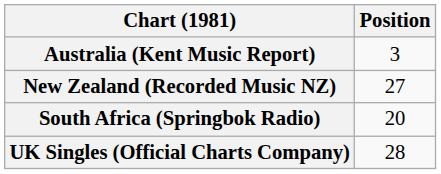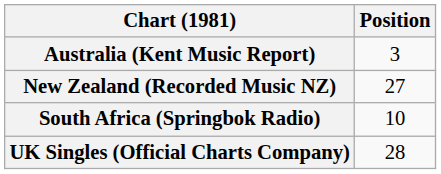(395, 119) 20 -> (395, 119) 10
